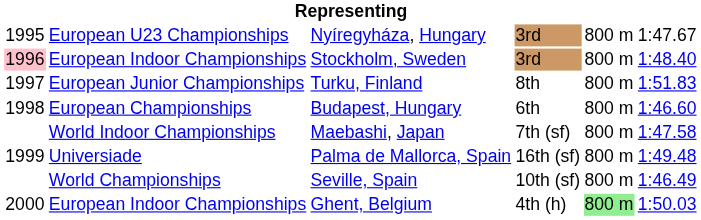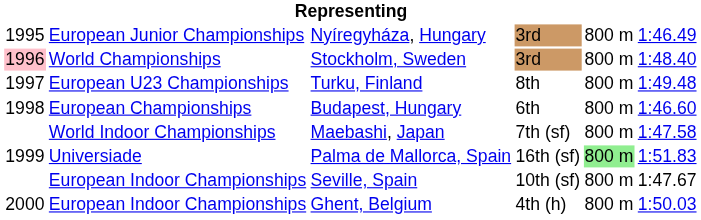(169, 35) European U23 Championships -> (177, 35) European Junior Championships
(667, 35) 1:47.67 -> (667, 35) 1:46.49
(178, 59) European Indoor Championships -> (135, 59) World Championships
(177, 83) European Junior Championships -> (169, 83) European U23 Championships
(667, 83) 1:51.83 -> (667, 83) 1:49.48
(609, 156) no background -> (609, 156) lightgreen background
(667, 156) 1:49.48 -> (667, 156) 1:51.83
(135, 180) World Championships -> (178, 180) European Indoor Championships
(667, 180) 1:46.49 -> (667, 180) 1:47.67
(609, 204) lightgreen background -> (609, 204) no background
